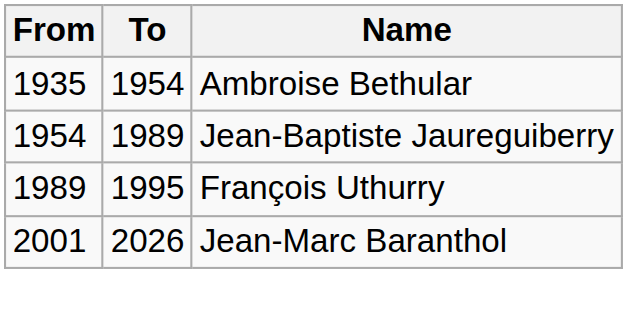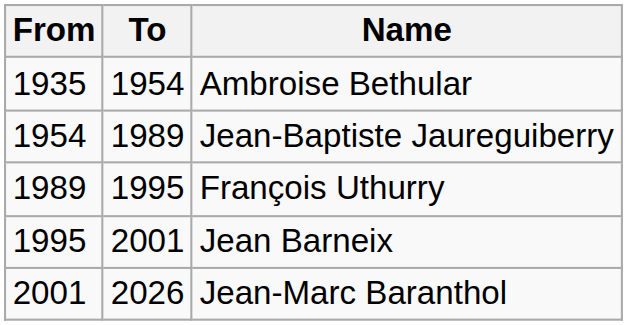+ row: (296, 240)
